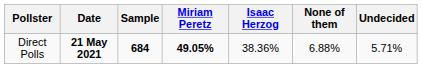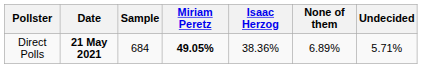(140, 48) bold -> (140, 48) normal
(324, 48) 6.88% -> (324, 48) 6.89%
